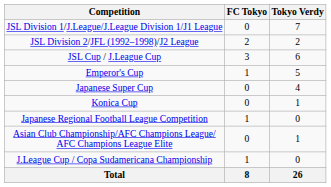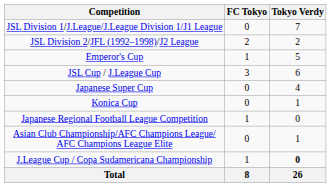rows swapped: (114, 73) <-> (114, 57)
(298, 159) normal -> (298, 159) bold
